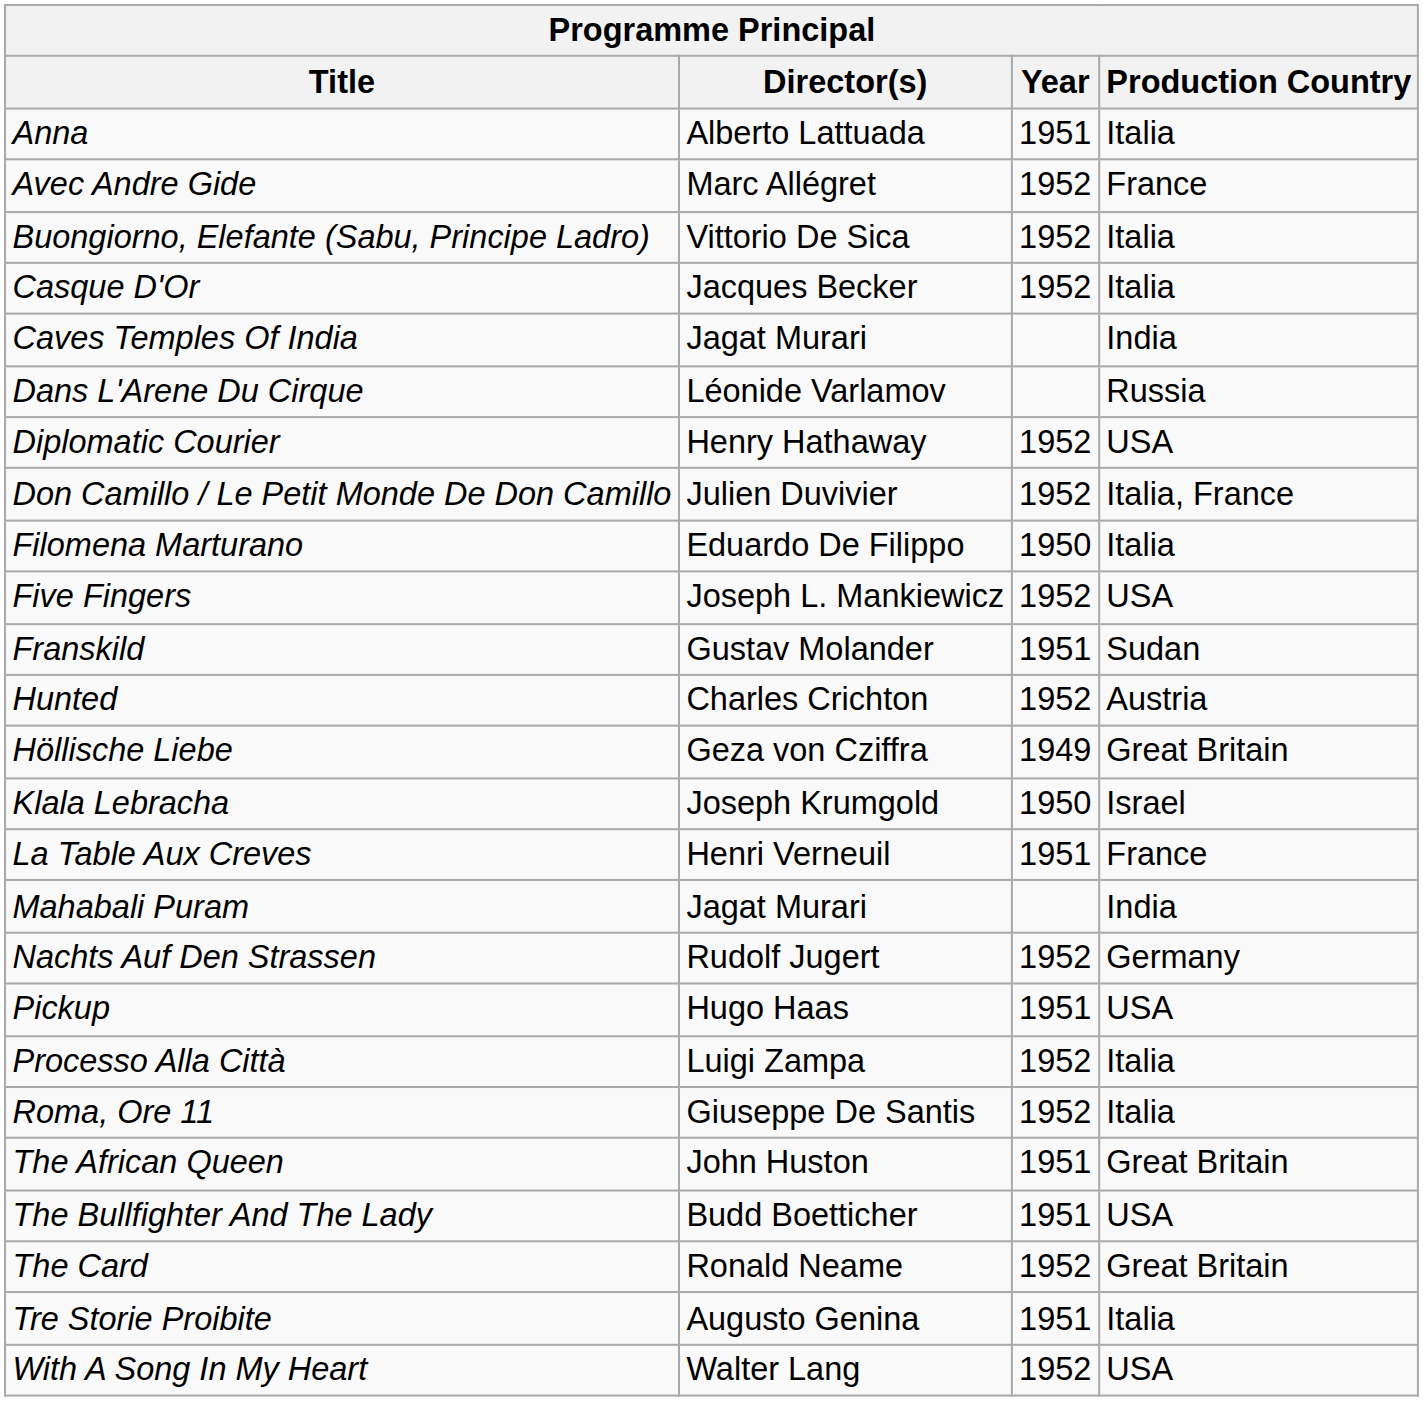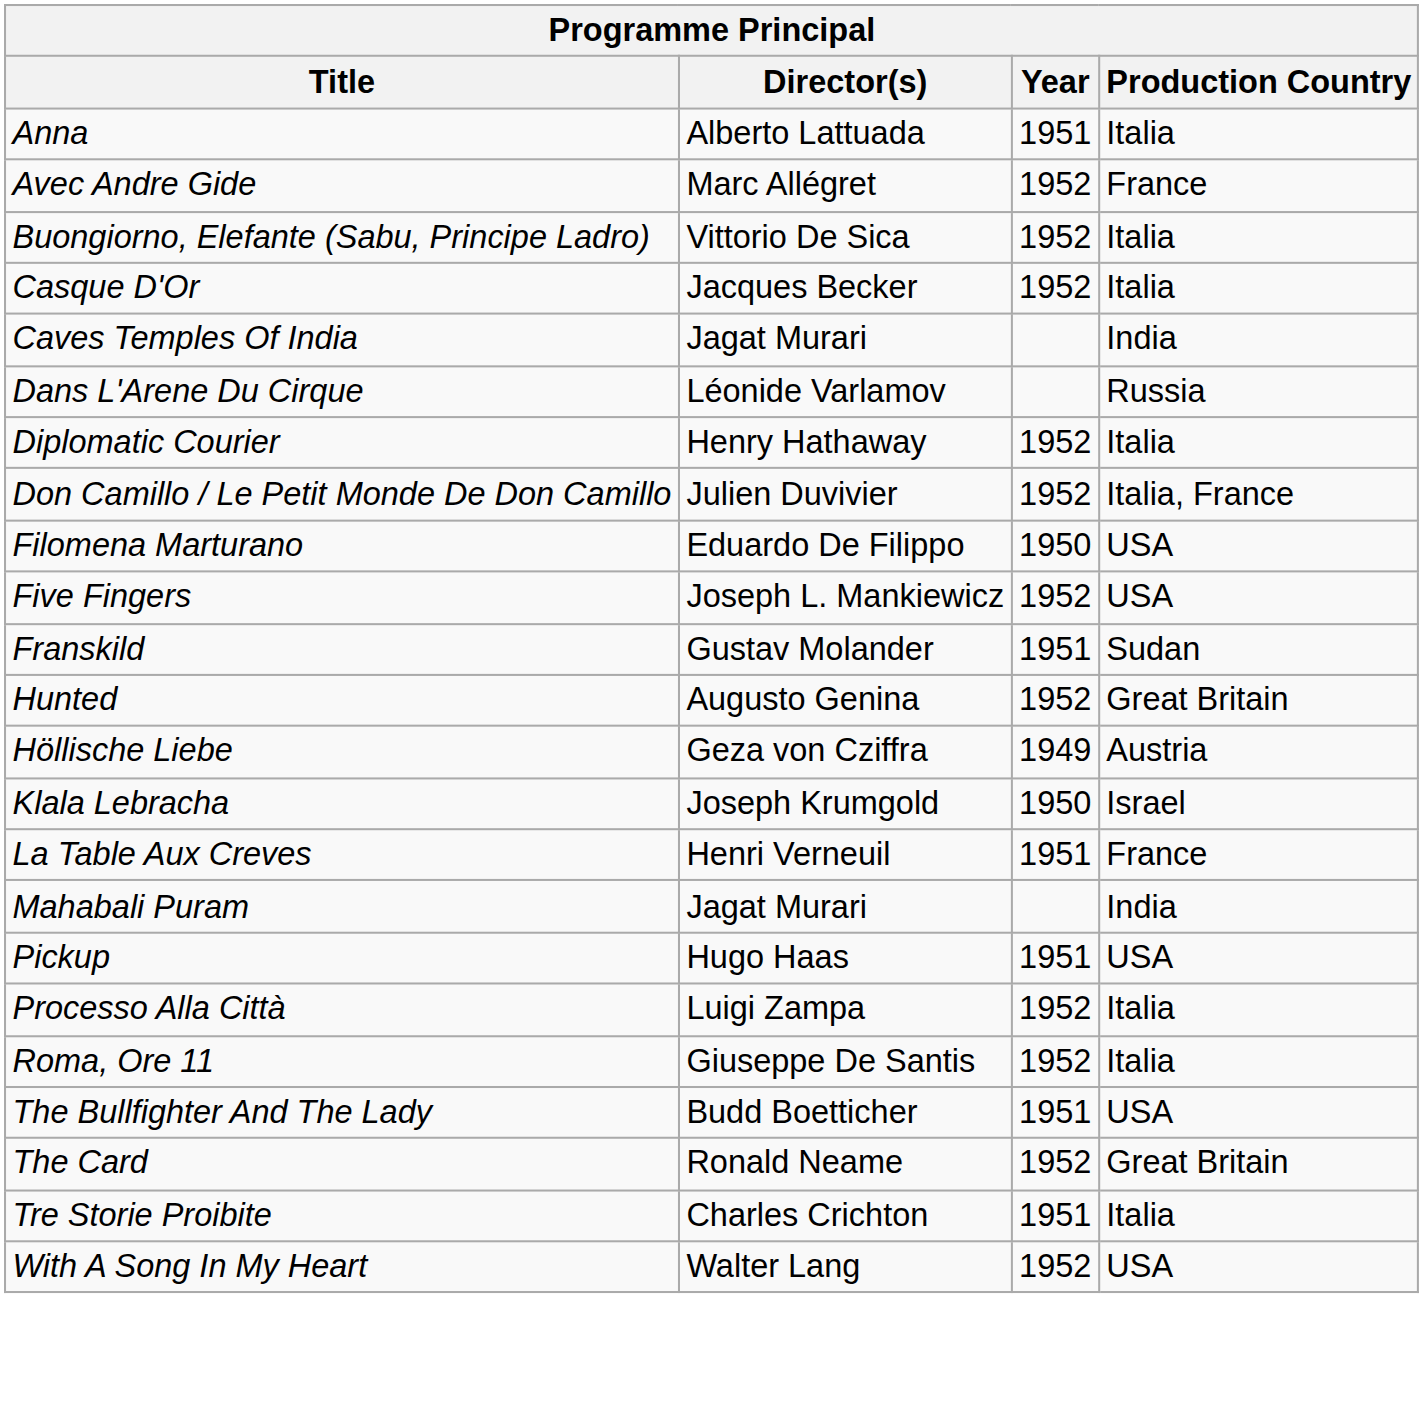(1140, 442) USA -> (1141, 442) Italia
(1141, 545) Italia -> (1140, 545) USA
(807, 699) Charles Crichton -> (803, 699) Augusto Genina
(1157, 699) Austria -> (1197, 699) Great Britain
(1197, 751) Great Britain -> (1157, 751) Austria
- row: (194, 957)
- row: (148, 1163)
(803, 1318) Augusto Genina -> (807, 1215) Charles Crichton
